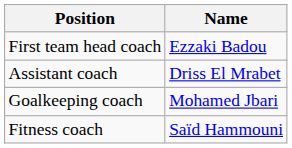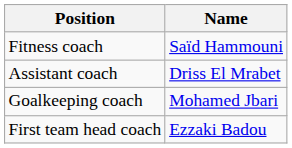rows swapped: (85, 45) <-> (56, 128)
